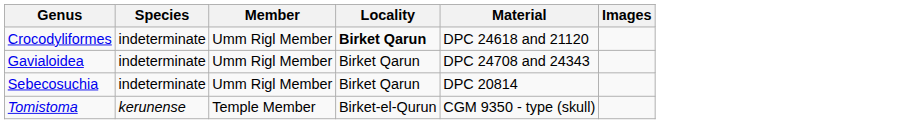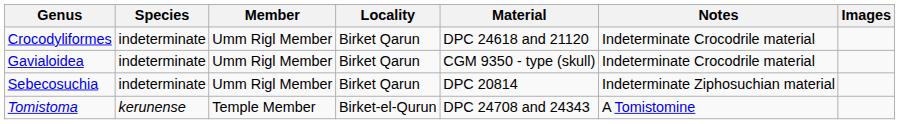+ column: (718, 15)
(383, 38) bold -> (379, 38) normal
(517, 61) DPC 24708 and 24343 -> (519, 61) CGM 9350 - type (skull)
(519, 107) CGM 9350 - type (skull) -> (517, 107) DPC 24708 and 24343
